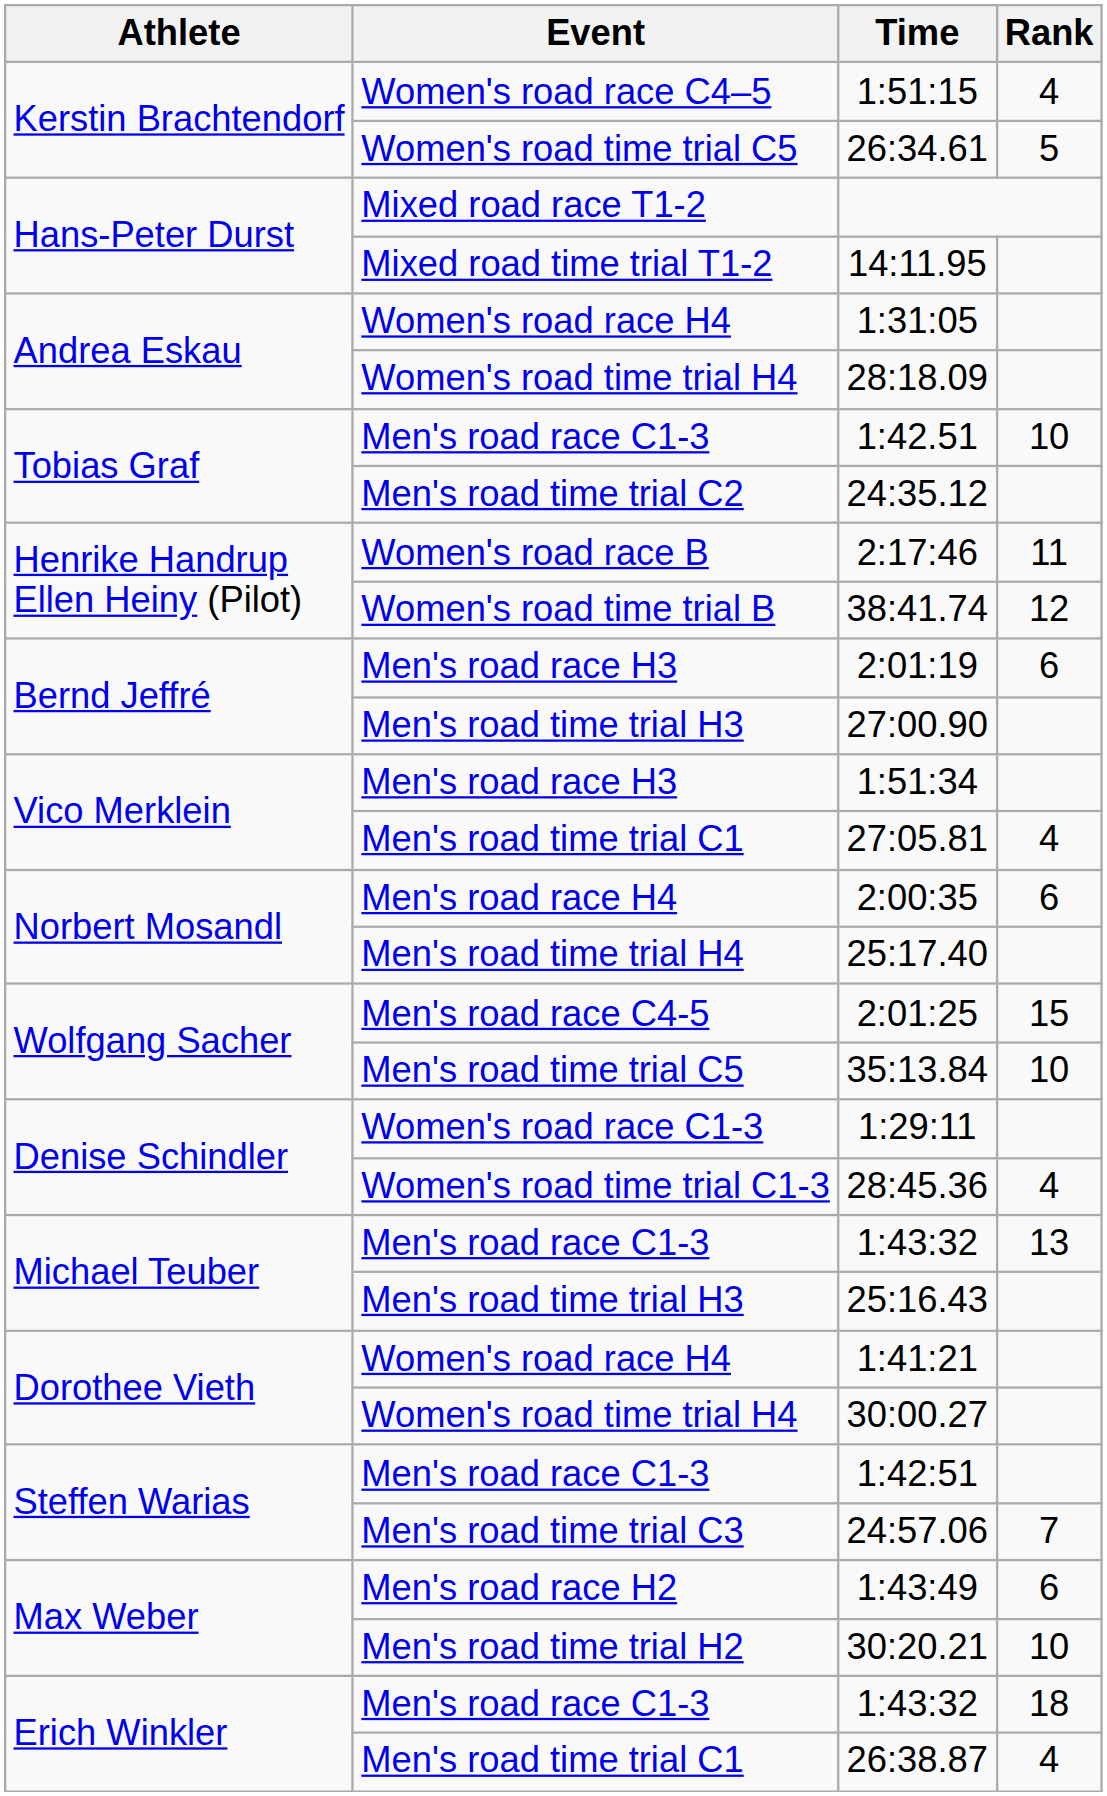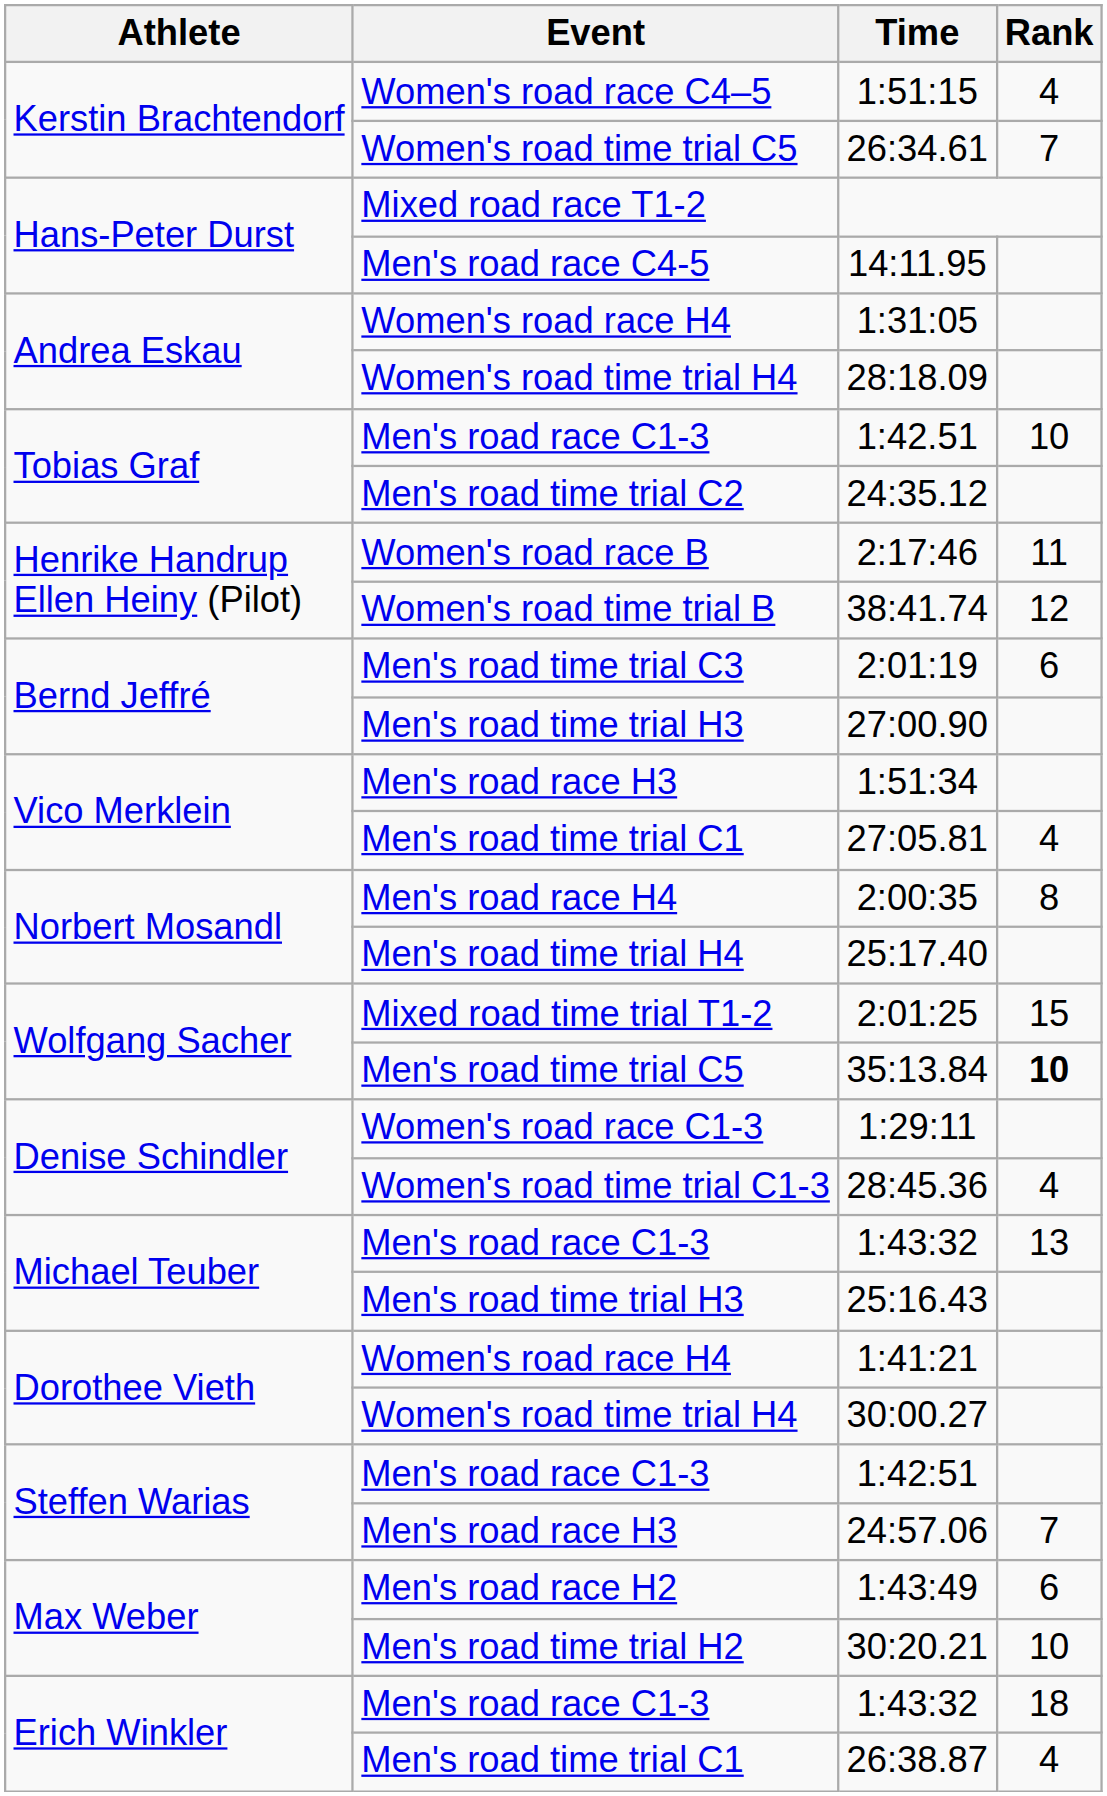(1049, 148) 5 -> (1049, 148) 7
(567, 263) Mixed road time trial T1-2 -> (535, 263) Men's road race C4-5
(519, 666) Men's road race H3 -> (553, 666) Men's road time trial C3
(1049, 897) 6 -> (1049, 897) 8
(535, 1012) Men's road race C4-5 -> (567, 1012) Mixed road time trial T1-2
(1049, 1070) normal -> (1049, 1070) bold
(553, 1530) Men's road time trial C3 -> (519, 1530) Men's road race H3
